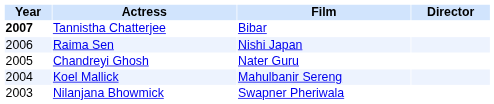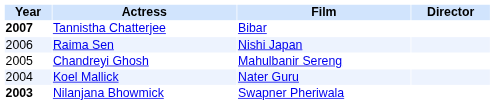(268, 61) Nater Guru -> (290, 61) Mahulbanir Sereng
(290, 77) Mahulbanir Sereng -> (268, 77) Nater Guru
(19, 93) normal -> (19, 93) bold
